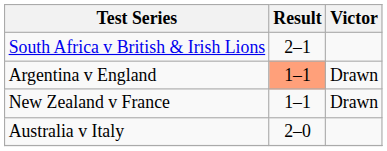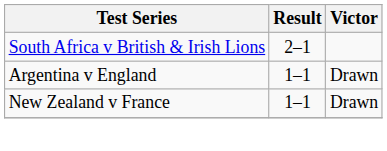(298, 74) lightsalmon background -> (298, 74) no background
- row: (66, 131)
